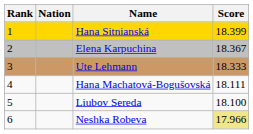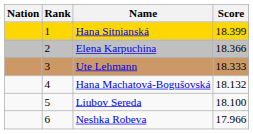columns swapped: (20, 13) <-> (54, 13)
(231, 48) 18.367 -> (231, 48) 18.366
(231, 84) 18.111 -> (231, 84) 18.132
(231, 119) khaki background -> (231, 119) no background
